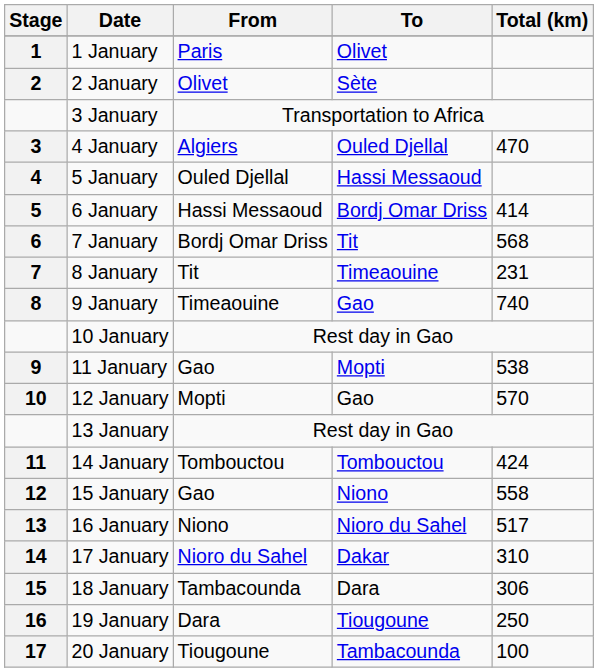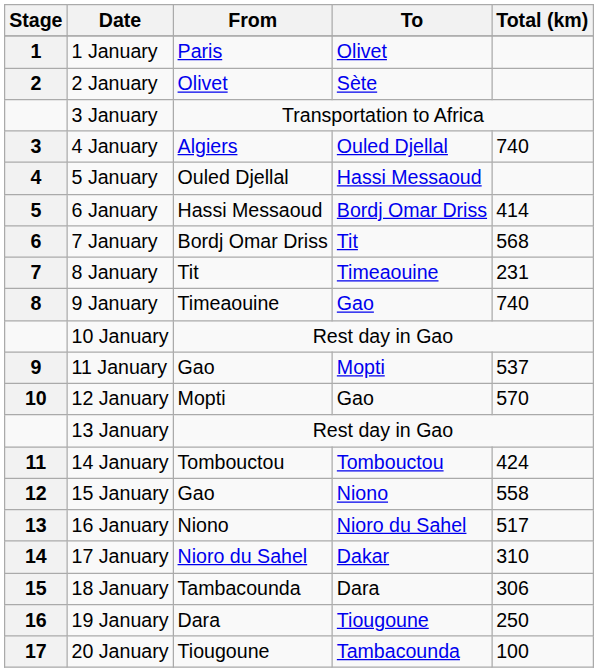(512, 146) 470 -> (512, 146) 740
(512, 367) 538 -> (512, 367) 537
